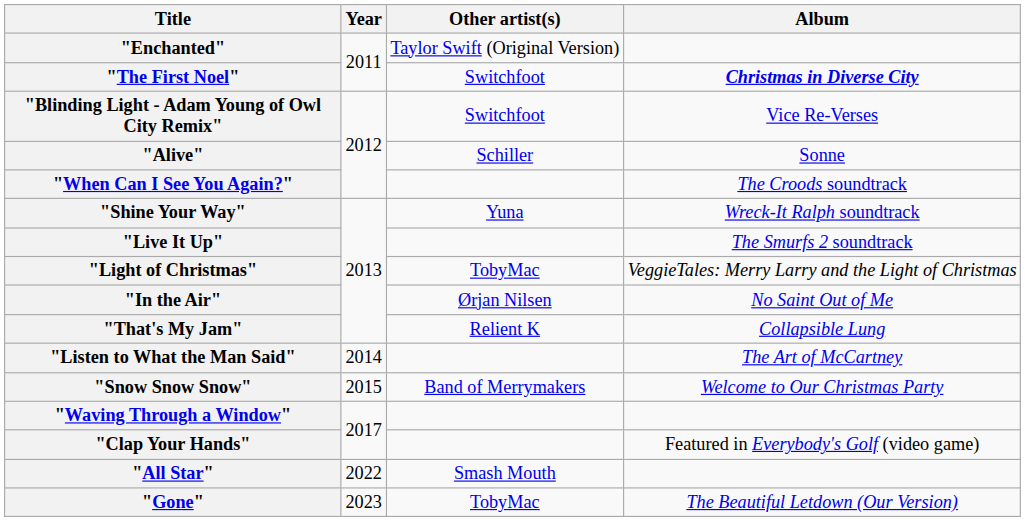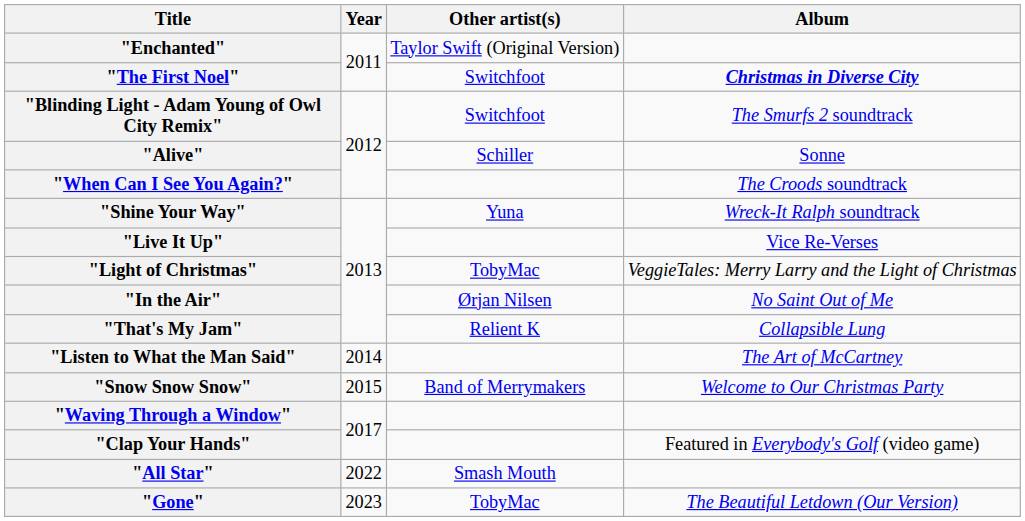(822, 116) Vice Re-Verses -> (822, 116) The Smurfs 2 soundtrack
(822, 241) The Smurfs 2 soundtrack -> (822, 241) Vice Re-Verses
